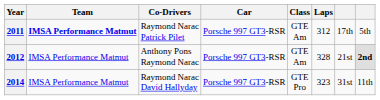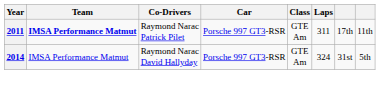(323, 32) 312 -> (323, 32) 311
(365, 32) 5th -> (365, 32) 11th
- row: (15, 57)
(300, 82) GTE Pro -> (300, 57) GTE Am
(323, 82) 323 -> (323, 57) 324
(365, 82) 11th -> (365, 57) 5th
